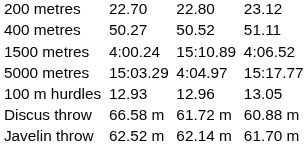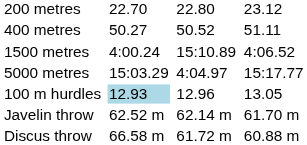(128, 94) no background -> (128, 94) lightblue background
rows swapped: (48, 115) <-> (49, 136)
